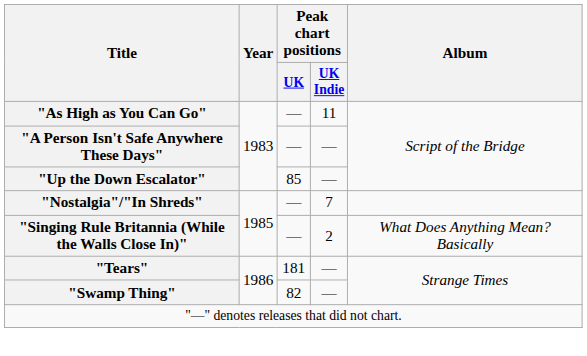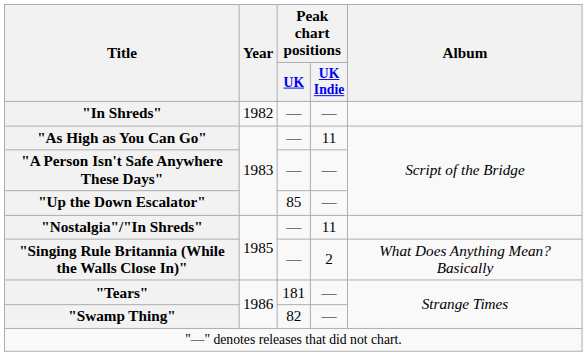+ row: (122, 113)
(329, 202) 7 -> (329, 227) 11
